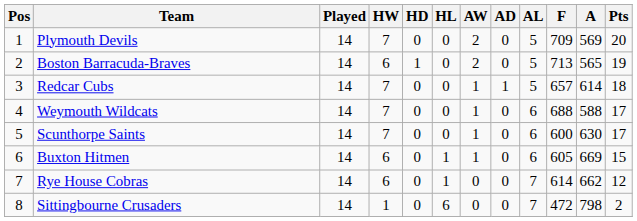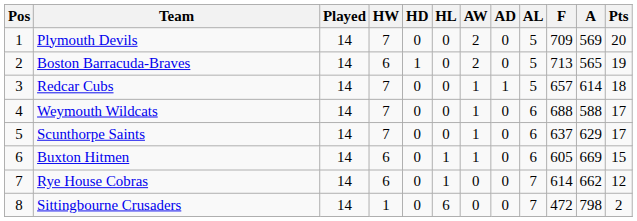(562, 134) 600 -> (562, 134) 637
(591, 134) 630 -> (591, 134) 629
